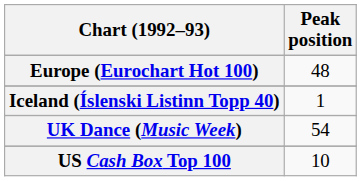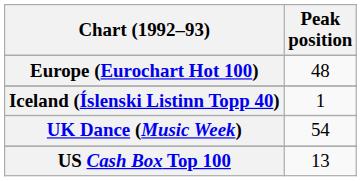(320, 160) 10 -> (320, 160) 13
